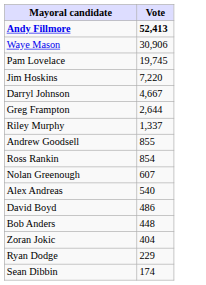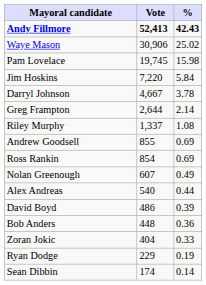+ column: (188, 12)
